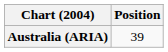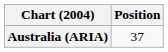(137, 36) 39 -> (137, 36) 37
